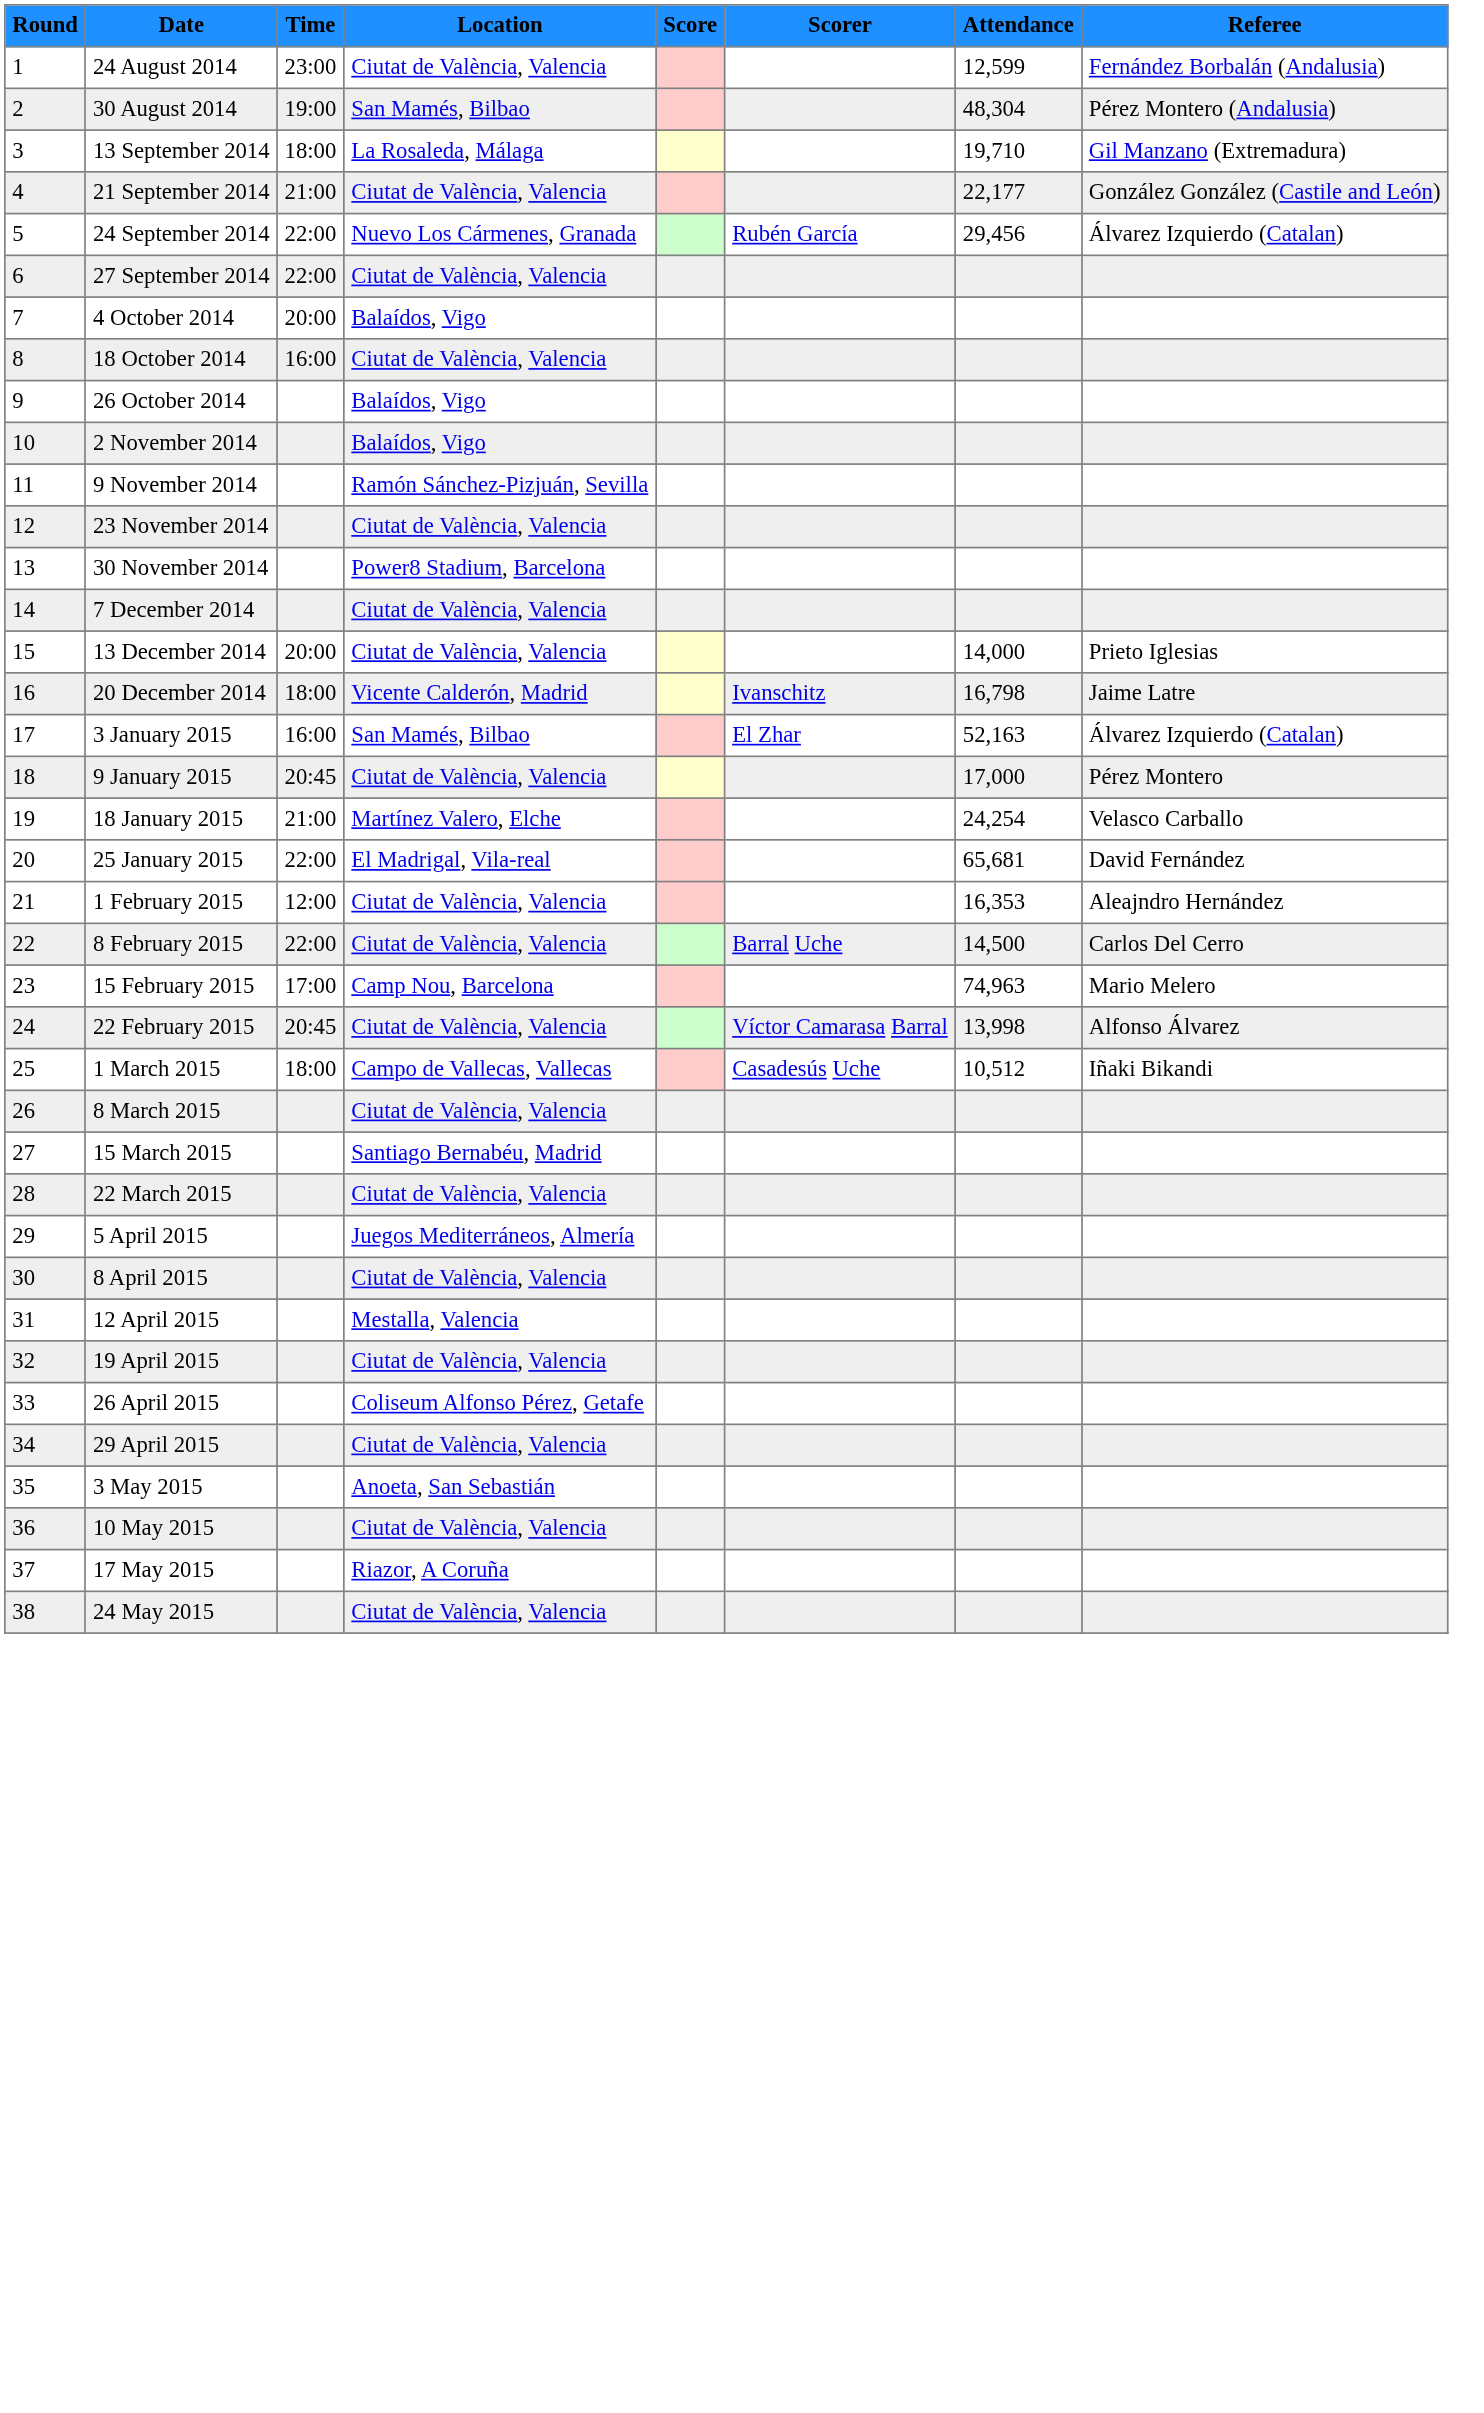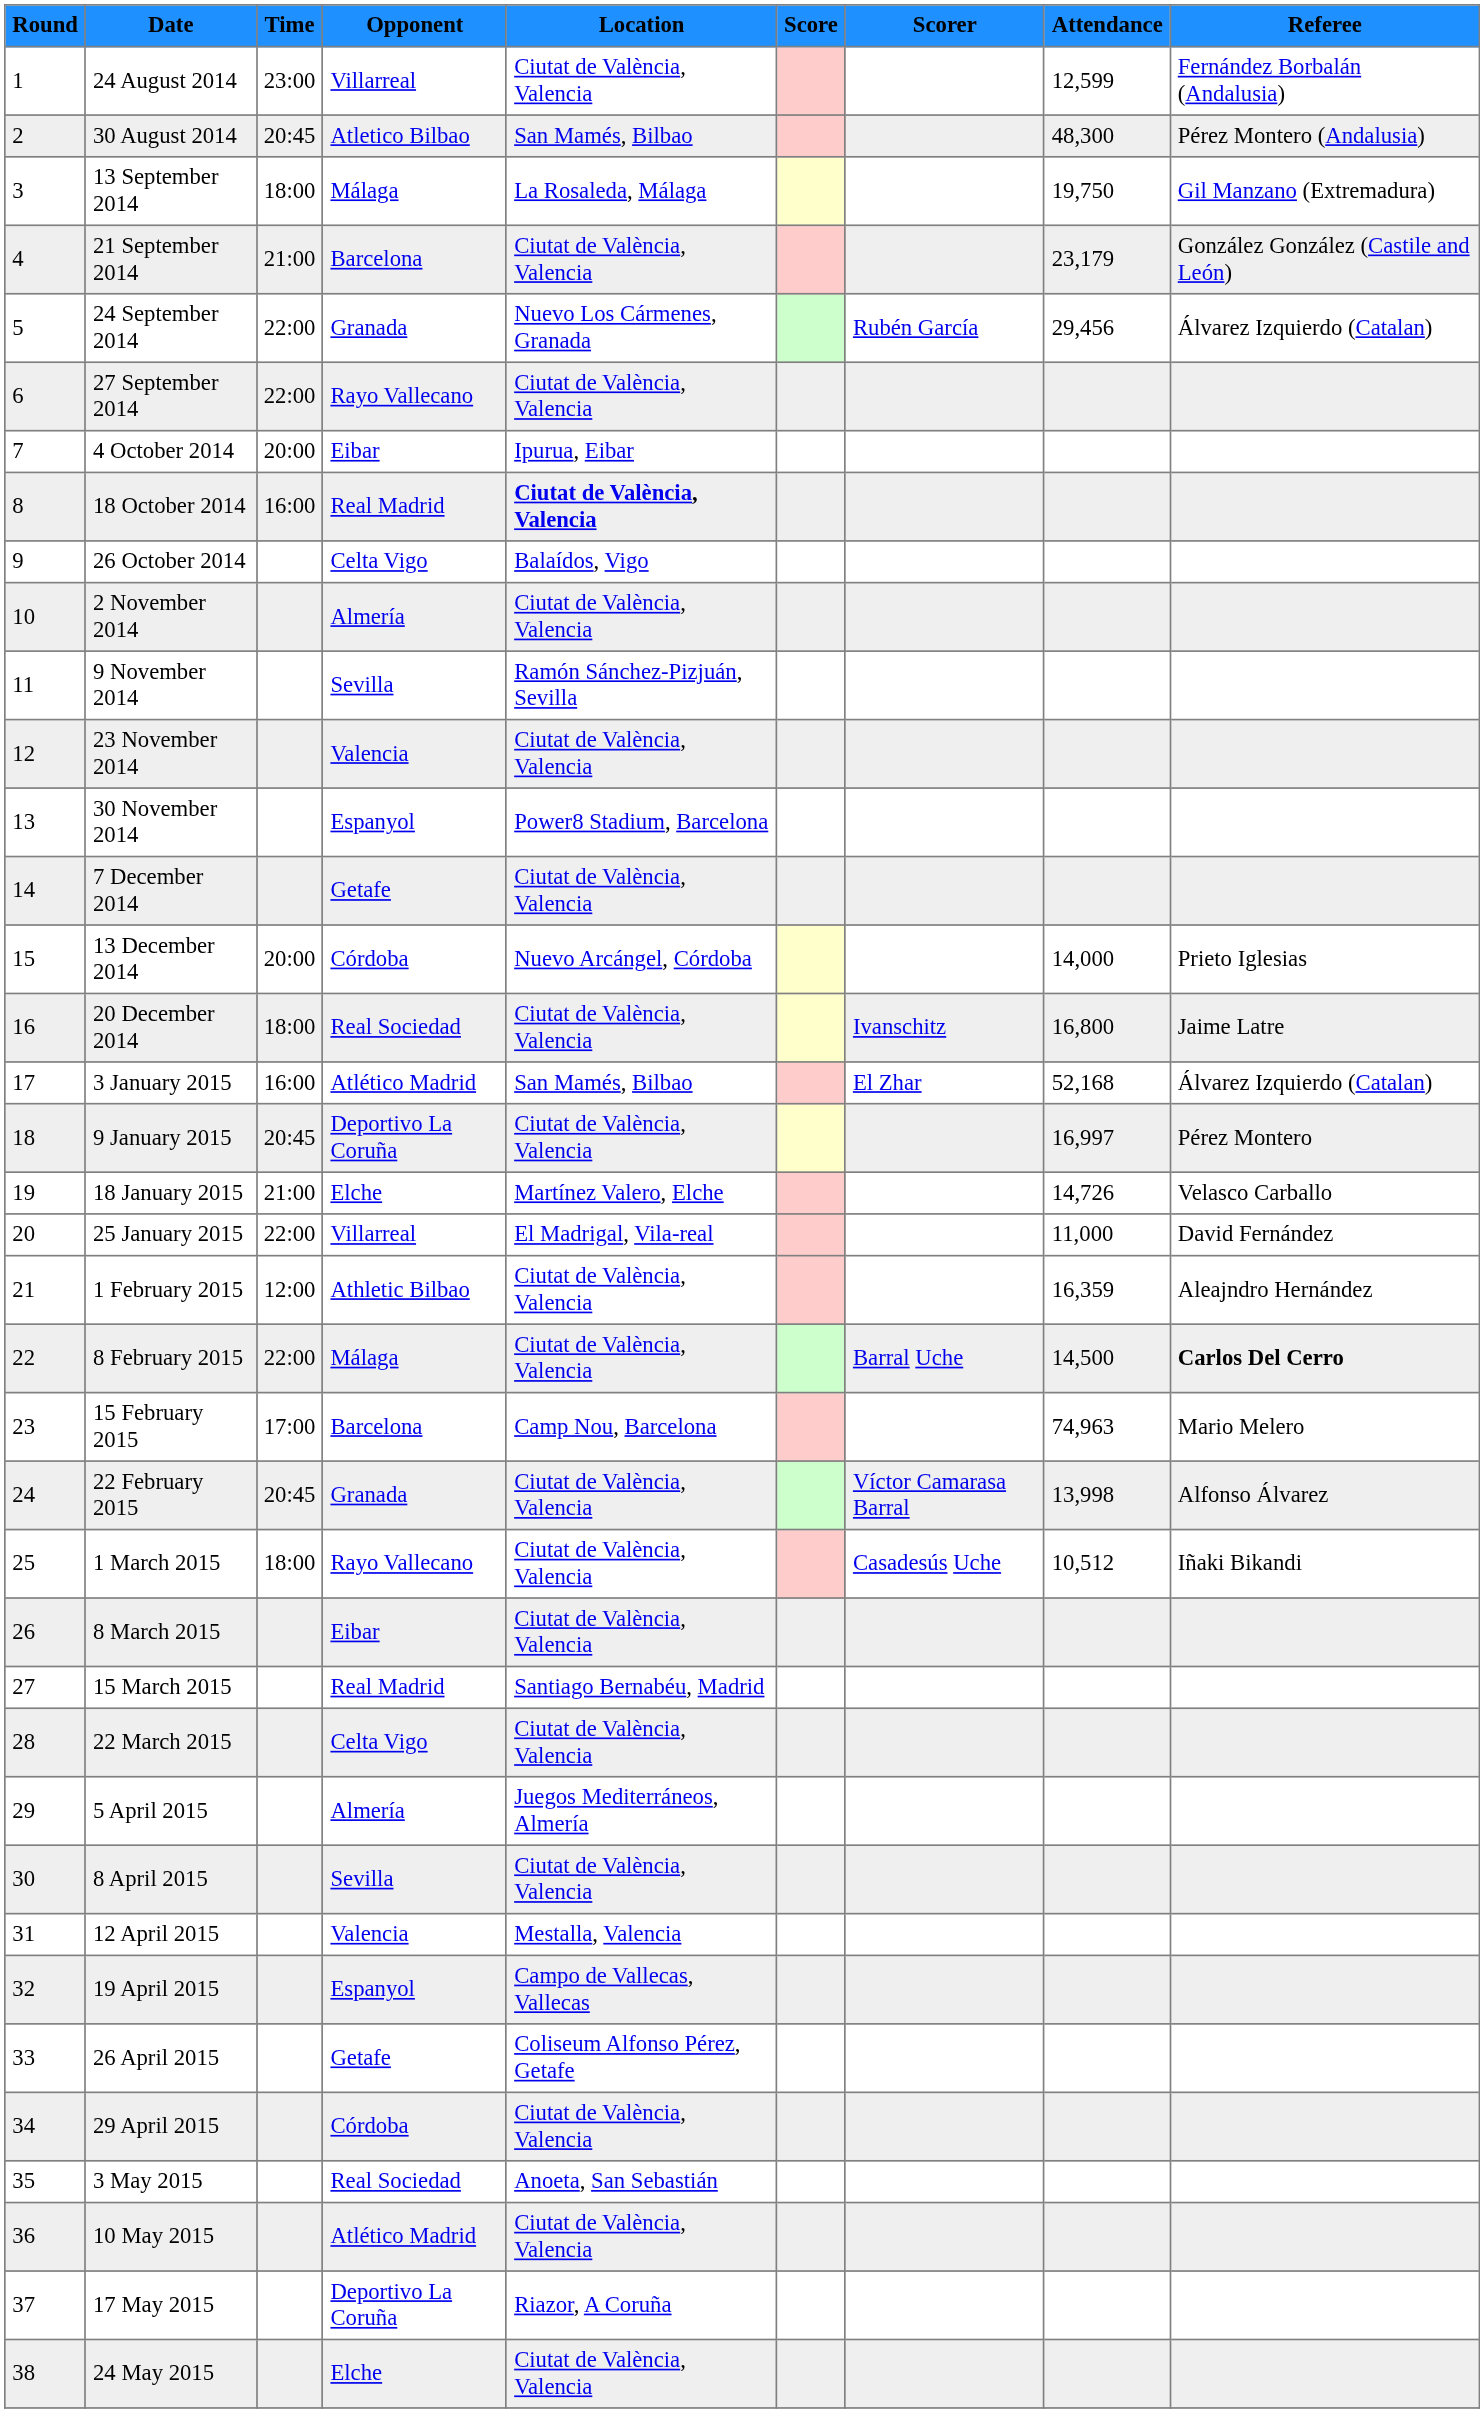+ column: (415, 25)
(310, 108) 19:00 -> (290, 135) 20:45
(994, 108) 48,304 -> (1083, 135) 48,300
(994, 150) 19,710 -> (1083, 190) 19,750
(994, 192) 22,177 -> (1083, 259) 23,179
(419, 317) Balaídos, Vigo -> (574, 451) Ipurua, Eibar
(479, 359) normal -> (606, 506) bold
(419, 442) Balaídos, Vigo -> (600, 616) Ciutat de València, Valencia
(479, 651) Ciutat de València, Valencia -> (633, 958) Nuevo Arcángel, Córdoba
(469, 693) Vicente Calderón, Madrid -> (600, 1027) Ciutat de València, Valencia
(994, 693) 16,798 -> (1083, 1027) 16,800
(994, 735) 52,163 -> (1083, 1082) 52,168
(994, 776) 17,000 -> (1083, 1137) 16,997
(994, 818) 24,254 -> (1083, 1192) 14,726
(994, 860) 65,681 -> (1083, 1234) 11,000
(994, 902) 16,353 -> (1083, 1289) 16,359
(1166, 943) normal -> (1261, 1358) bold
(481, 1069) Campo de Vallecas, Vallecas -> (600, 1563) Ciutat de València, Valencia
(479, 1361) Ciutat de València, Valencia -> (604, 1989) Campo de Vallecas, Vallecas
